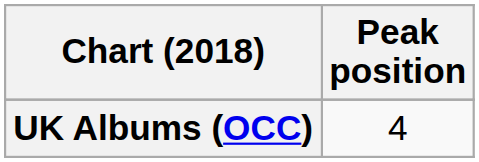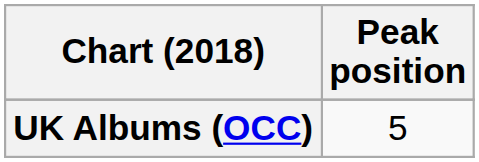(398, 127) 4 -> (398, 127) 5
